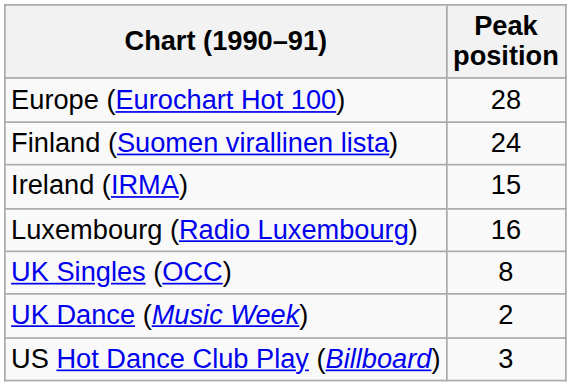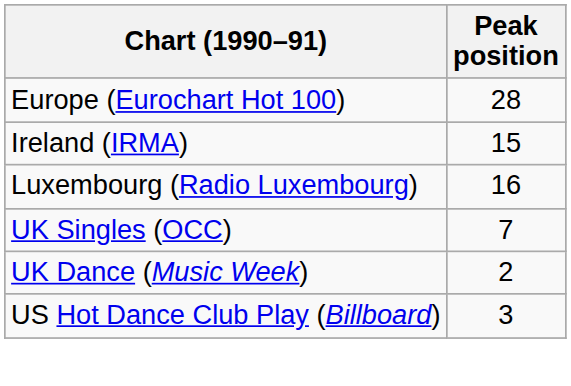- row: (205, 142)
(506, 272) 8 -> (506, 229) 7
